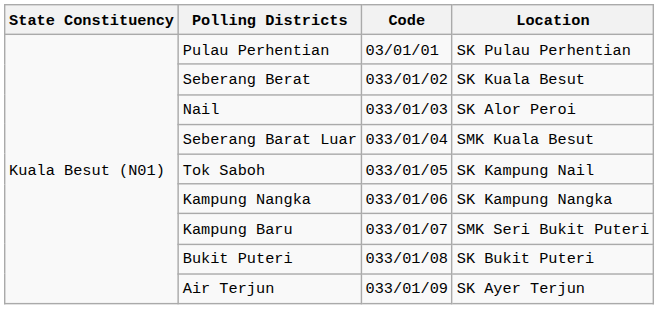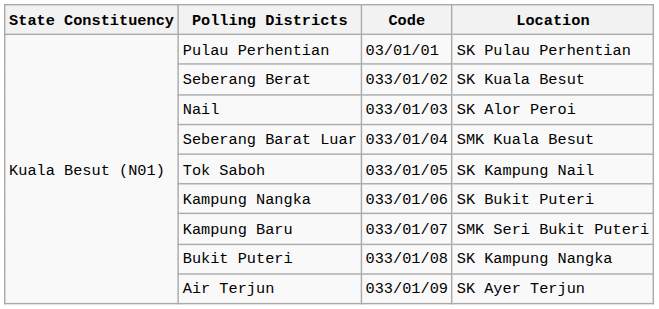(535, 200) SK Kampung Nangka -> (525, 200) SK Bukit Puteri
(525, 259) SK Bukit Puteri -> (535, 259) SK Kampung Nangka
